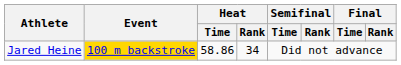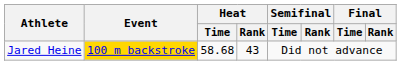(217, 50) 58.86 -> (217, 50) 58.68
(252, 50) 34 -> (252, 50) 43
